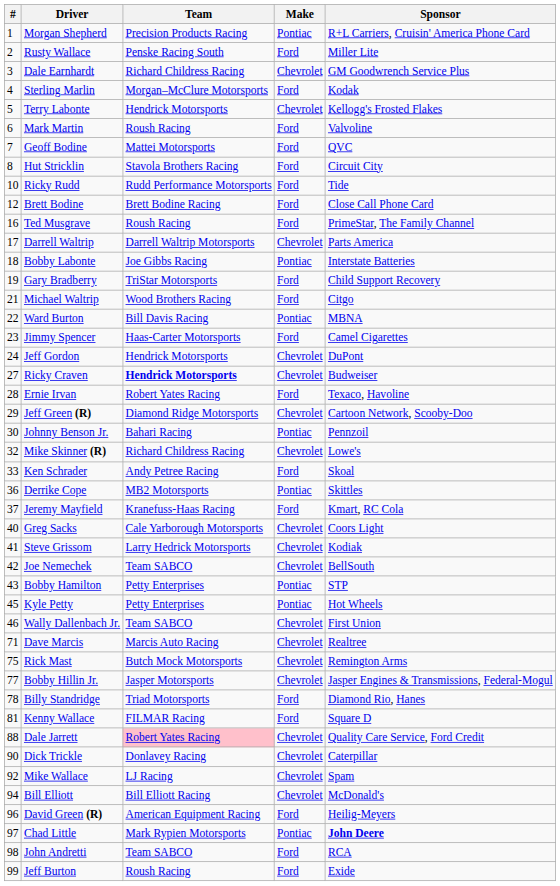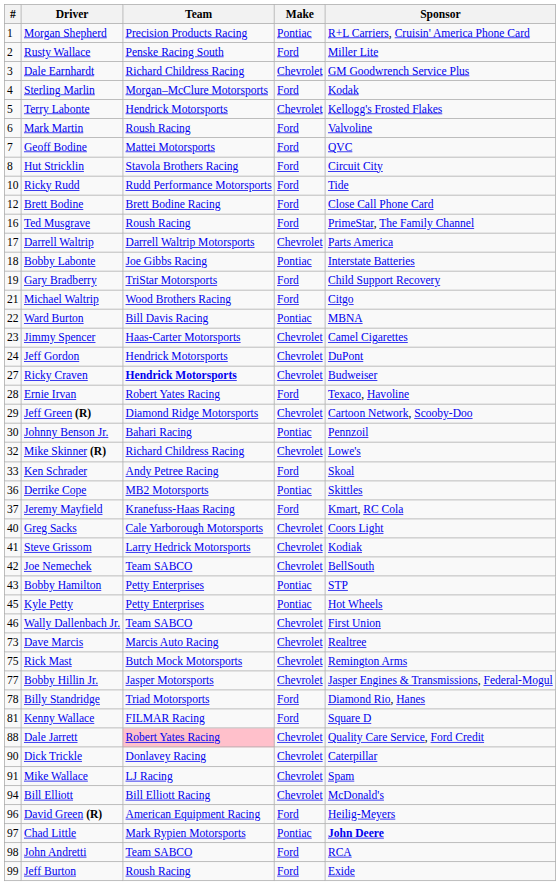(288, 338) Ford -> (300, 338) Chevrolet
(13, 642) 71 -> (13, 642) 73
(13, 776) 92 -> (13, 776) 91
